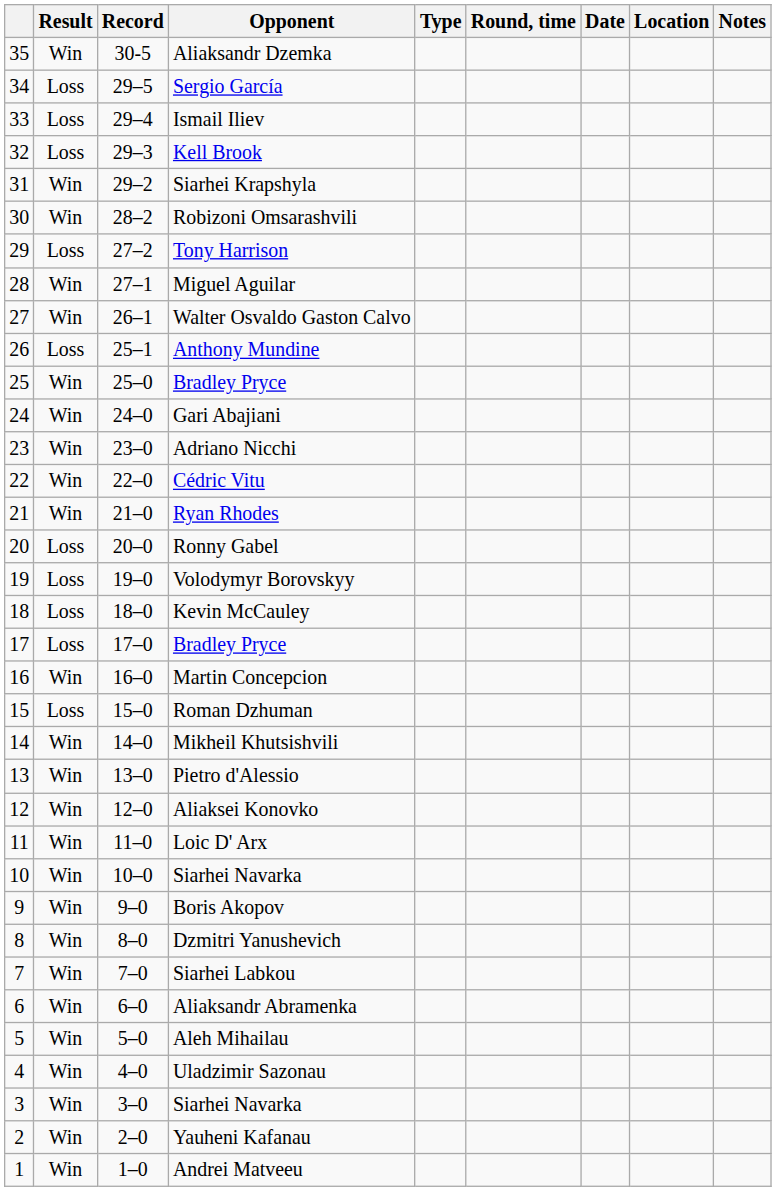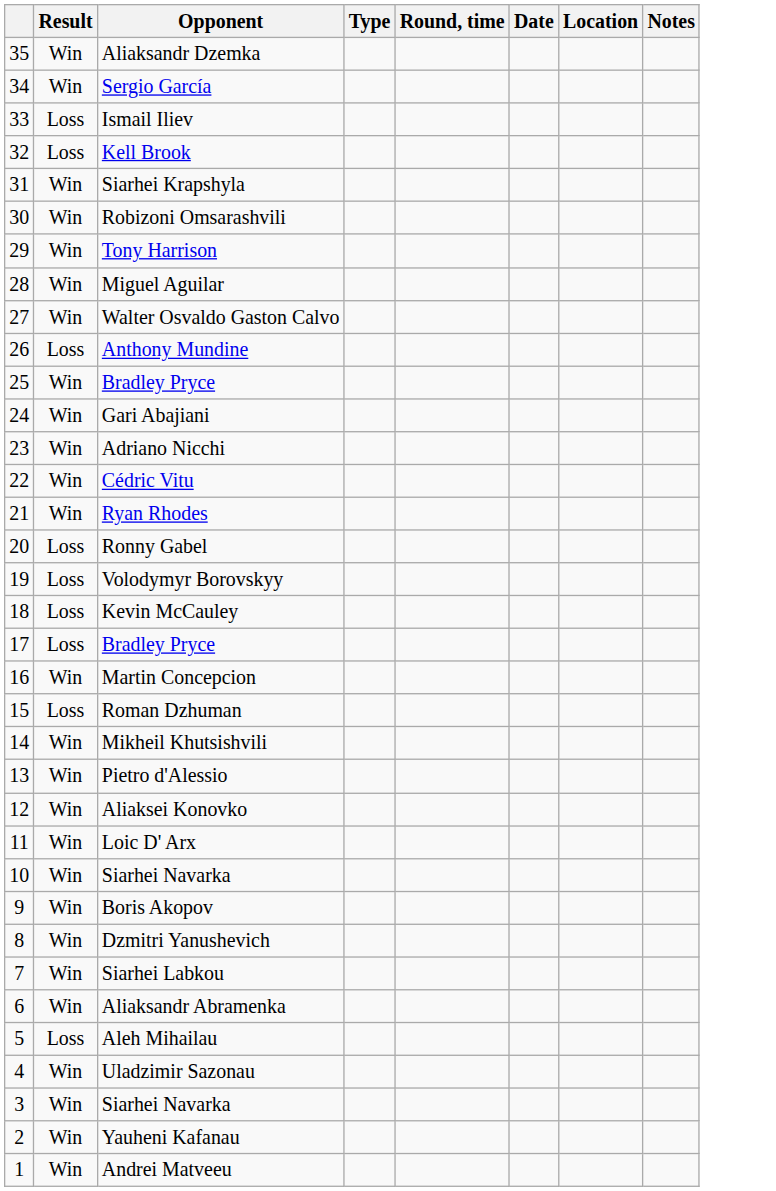- column: (133, 21)
(65, 86) Loss -> (65, 86) Win
(65, 250) Loss -> (65, 250) Win
(65, 1038) Win -> (65, 1038) Loss
